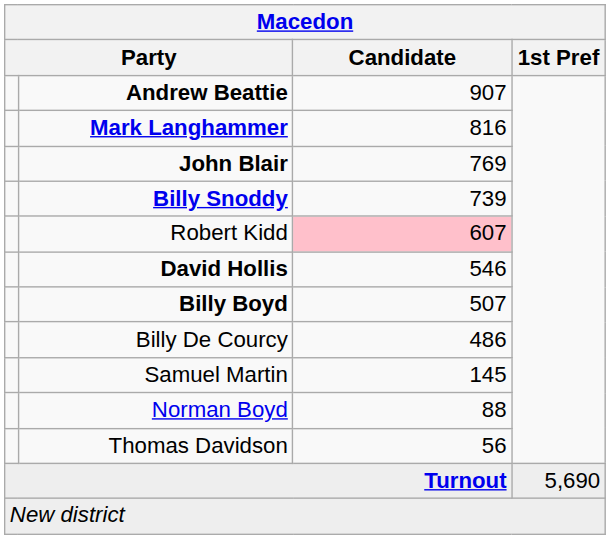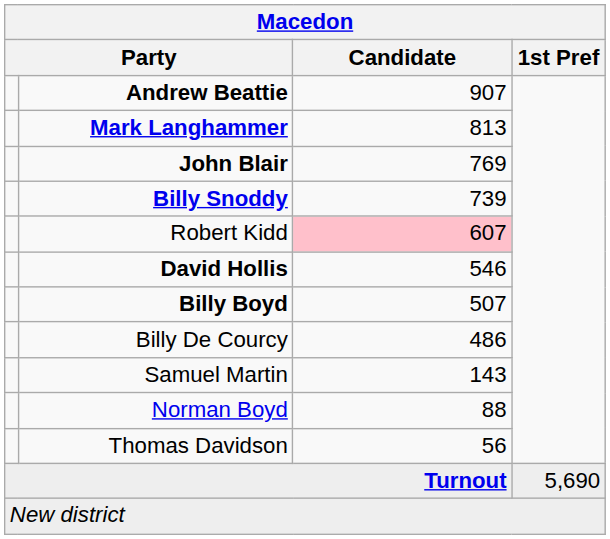(488, 127) 816 -> (488, 127) 813
(488, 374) 145 -> (488, 374) 143
